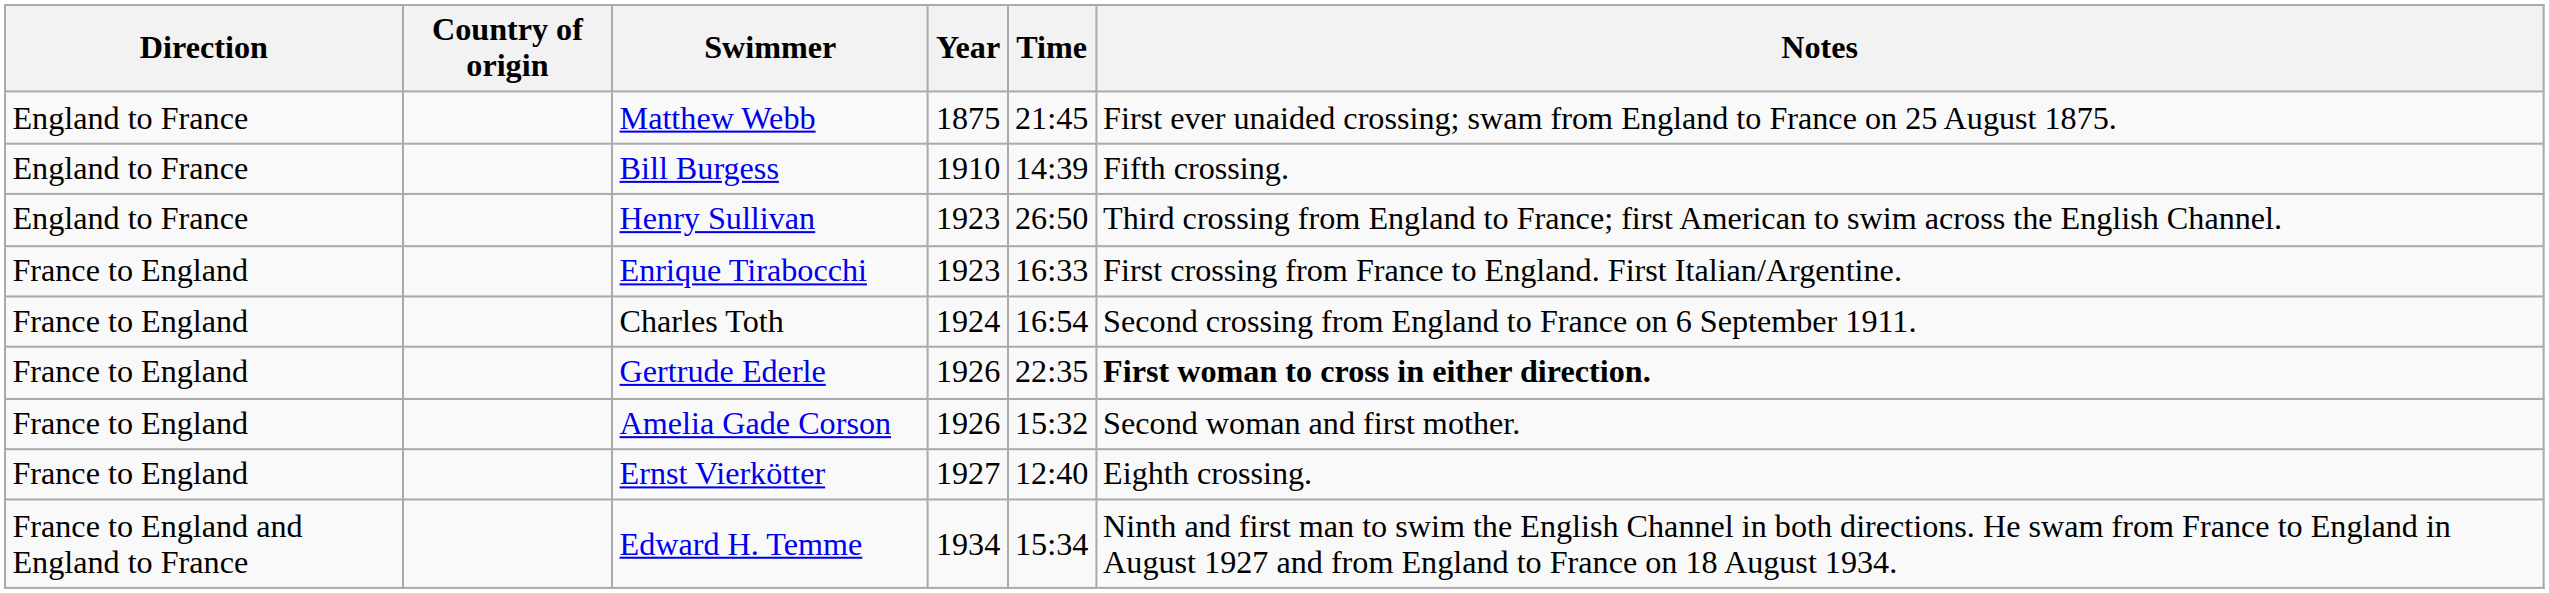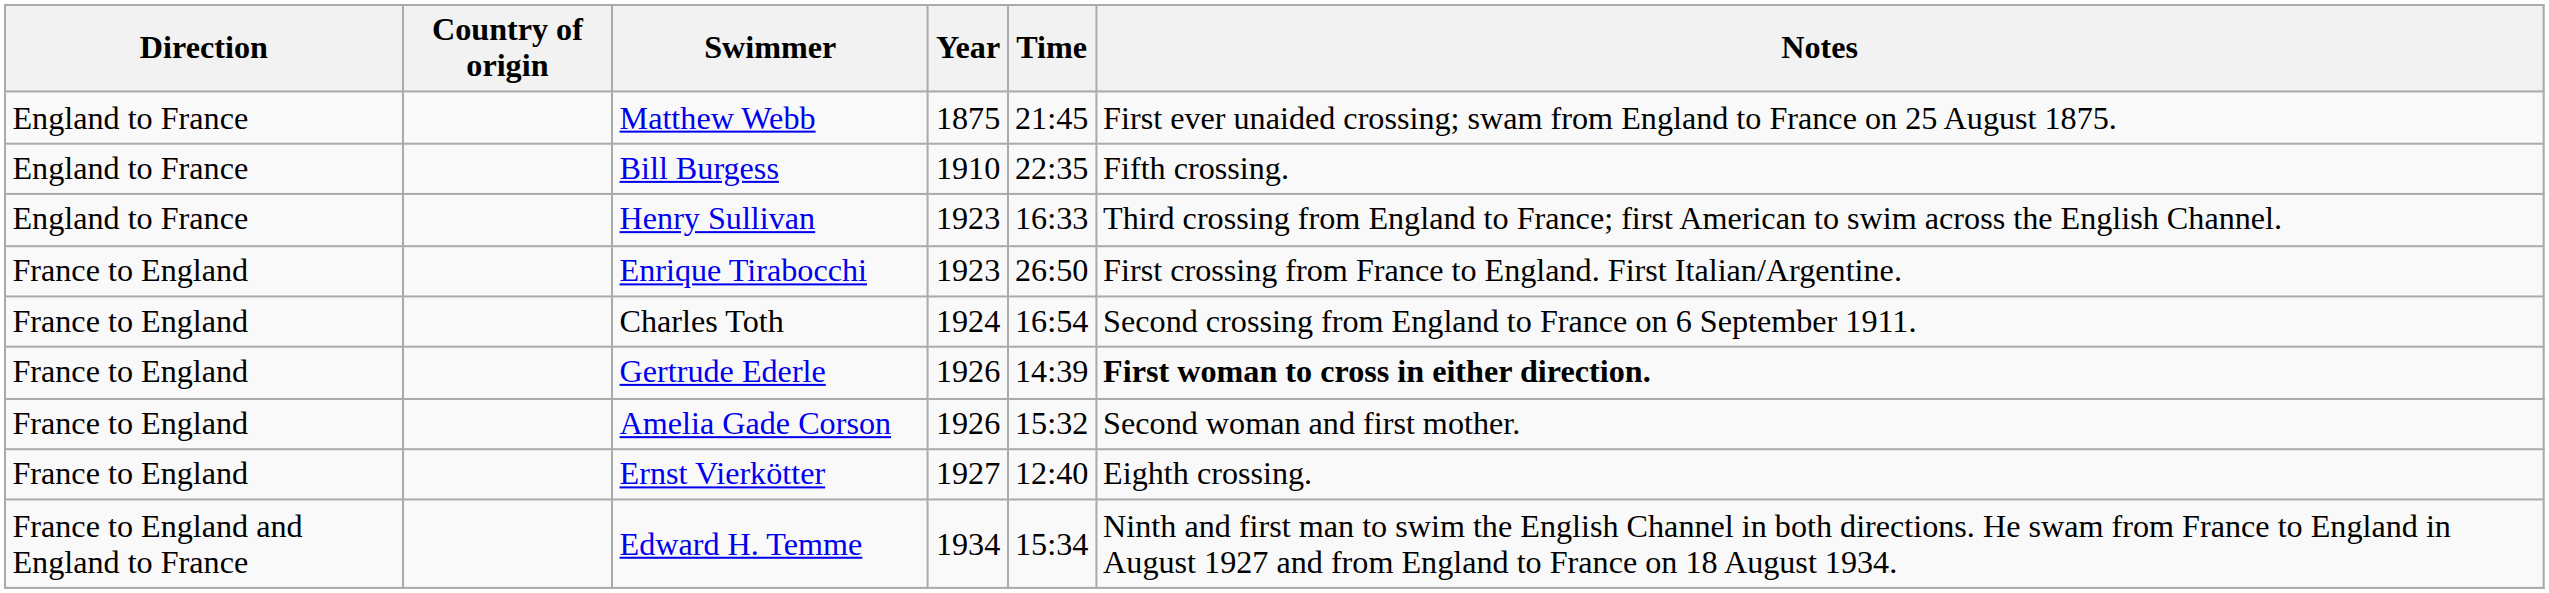(1052, 168) 14:39 -> (1052, 168) 22:35
(1052, 219) 26:50 -> (1052, 219) 16:33
(1052, 270) 16:33 -> (1052, 270) 26:50
(1052, 372) 22:35 -> (1052, 372) 14:39
